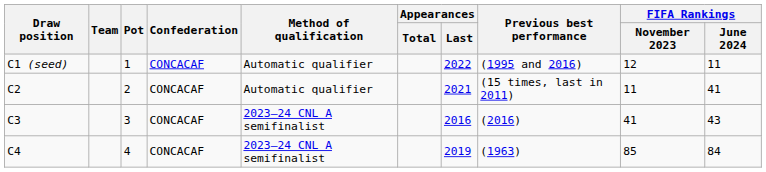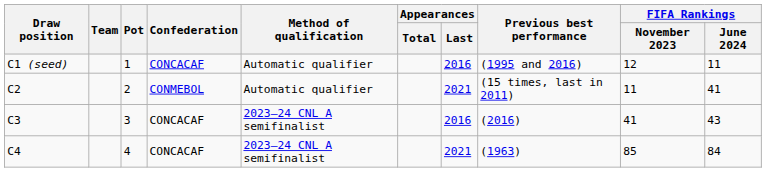(458, 64) 2022 -> (458, 64) 2016
(177, 89) CONCACAF -> (177, 89) CONMEBOL
(458, 151) 2019 -> (458, 151) 2021
